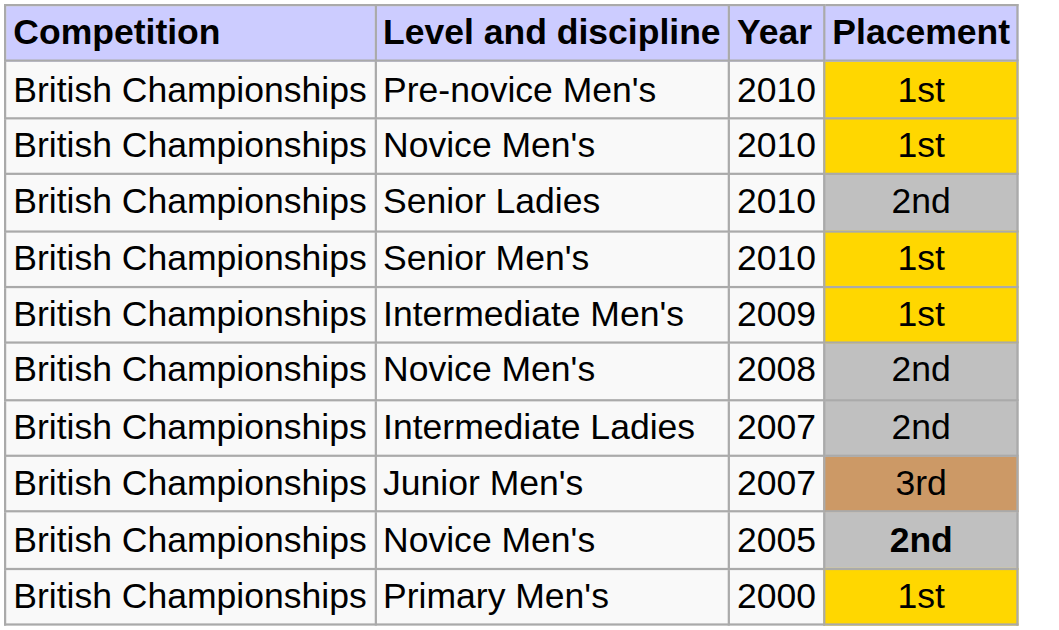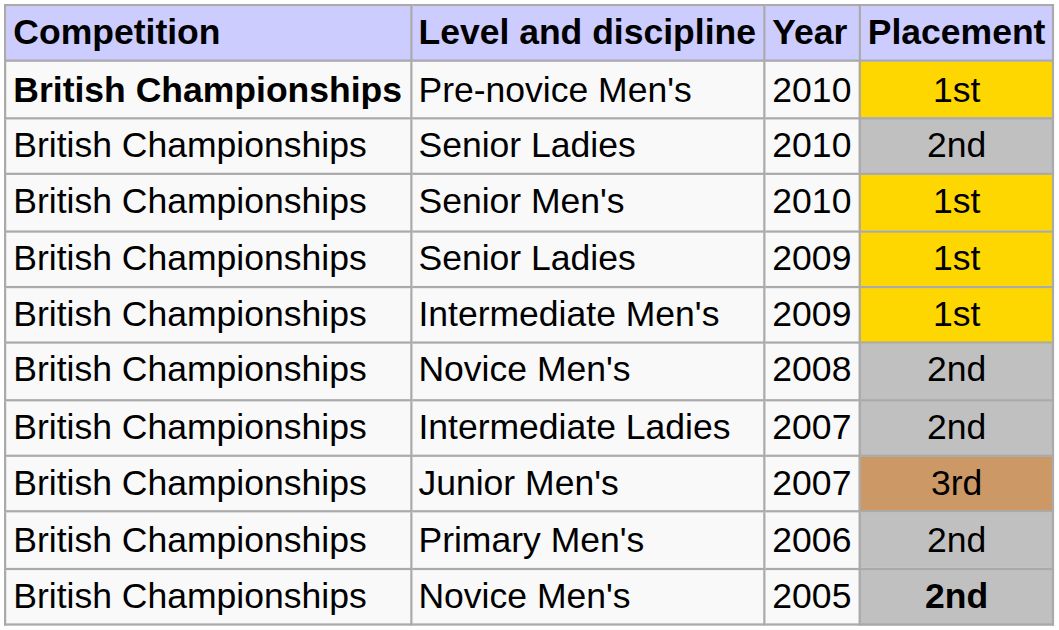(190, 88) normal -> (208, 88) bold
- row: (489, 145)
+ row: (527, 257)
+ row: (531, 539)
- row: (496, 595)
